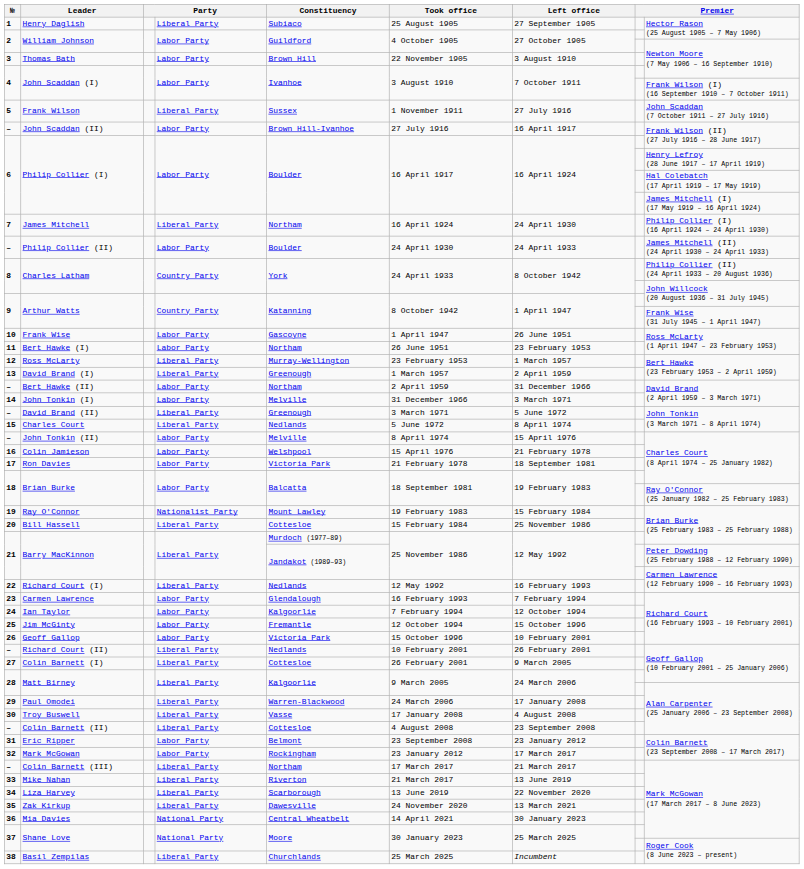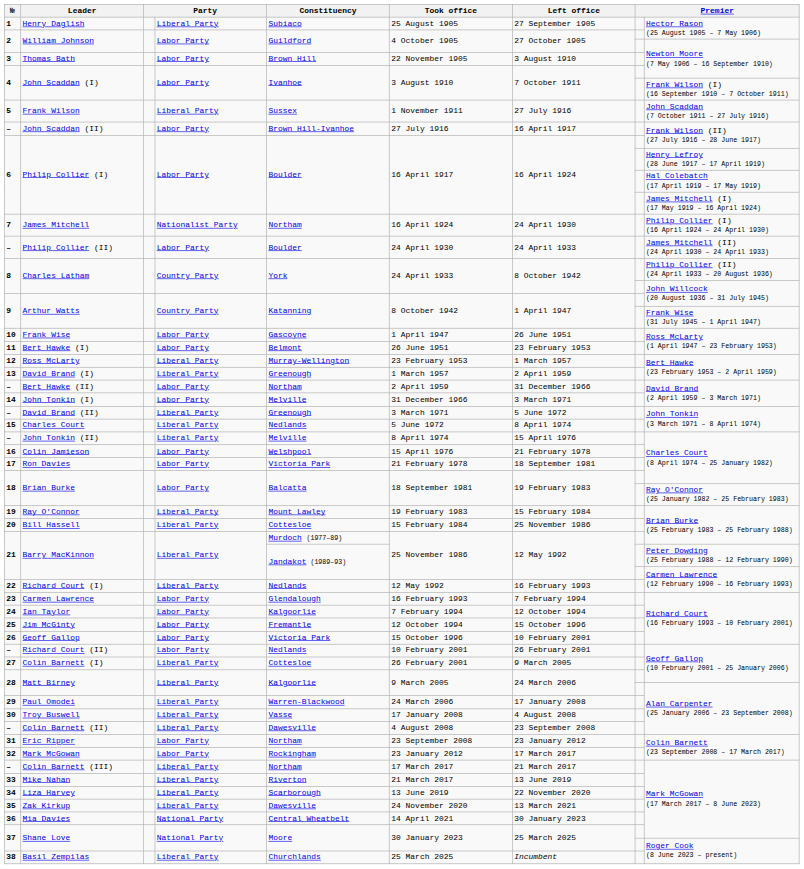(188, 225) Liberal Party -> (197, 225) Nationalist Party
(285, 348) Northam -> (285, 348) Belmont
(183, 438) Labor Party -> (188, 438) Liberal Party
(197, 512) Nationalist Party -> (188, 512) Liberal Party
(188, 650) Liberal Party -> (183, 650) Labor Party
(290, 728) Cottesloe -> (292, 728) Dawesville
(285, 741) Belmont -> (285, 741) Northam
